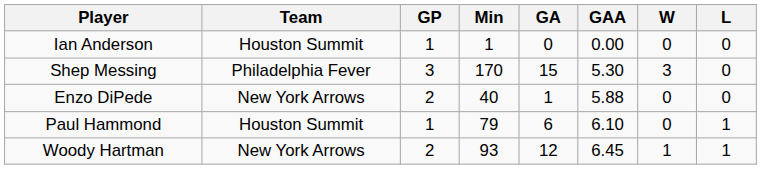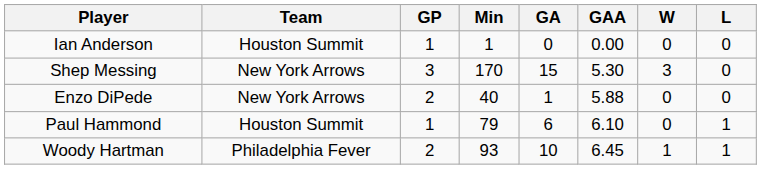(301, 71) Philadelphia Fever -> (301, 71) New York Arrows
(301, 151) New York Arrows -> (301, 151) Philadelphia Fever
(548, 151) 12 -> (548, 151) 10
